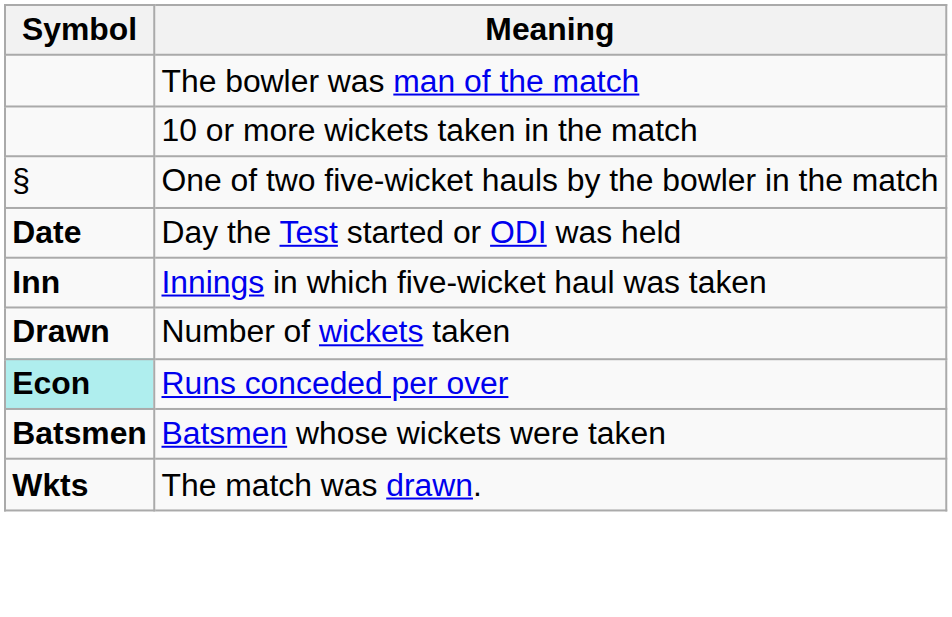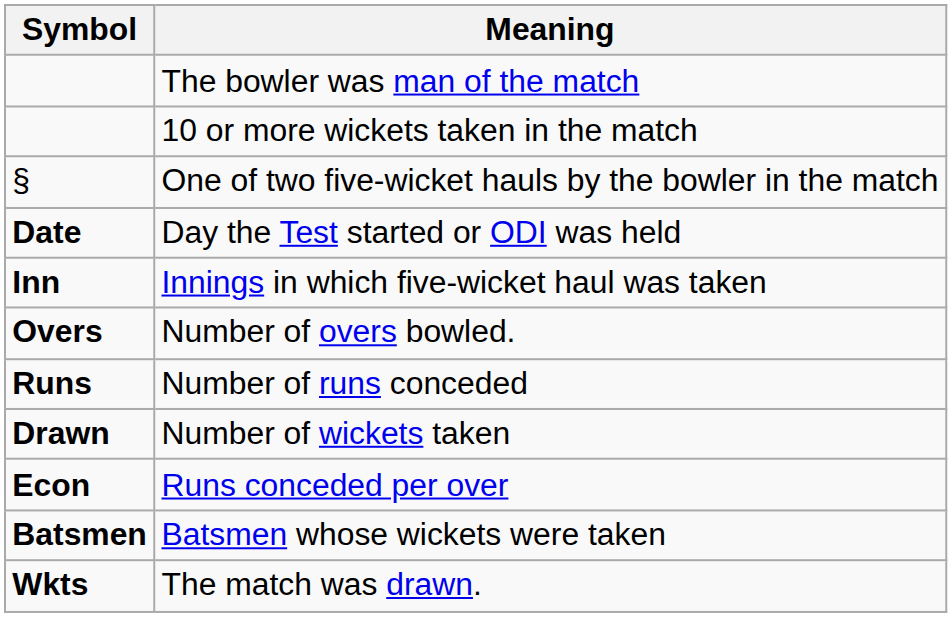+ row: (338, 332)
+ row: (345, 383)
(51, 383) paleturquoise background -> (51, 484) no background
